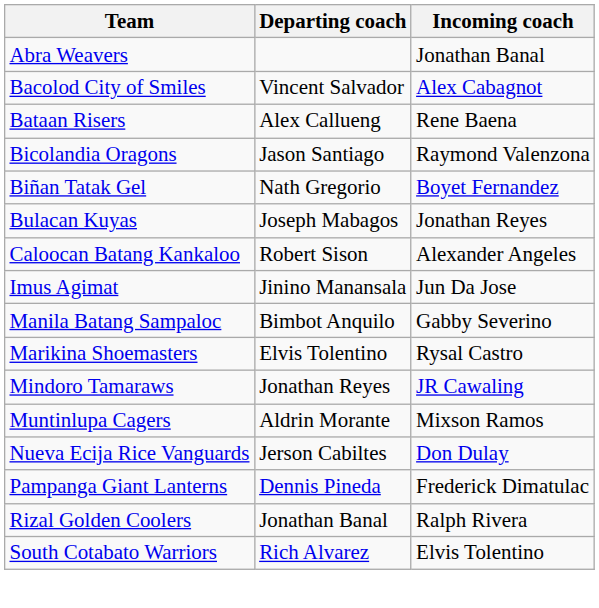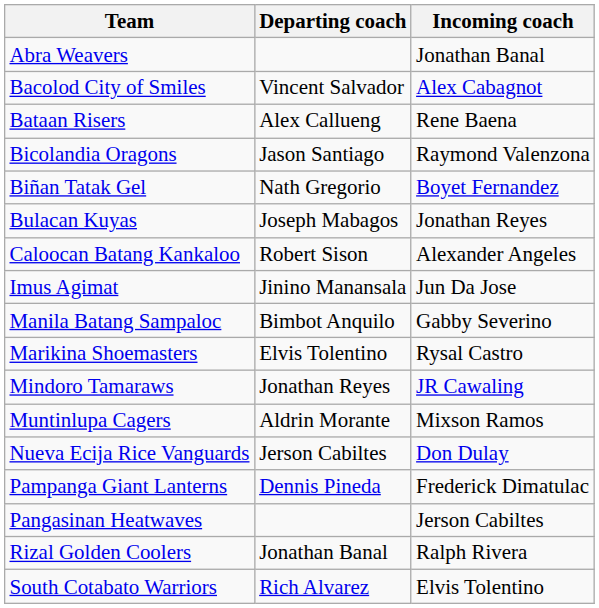+ row: (106, 519)
